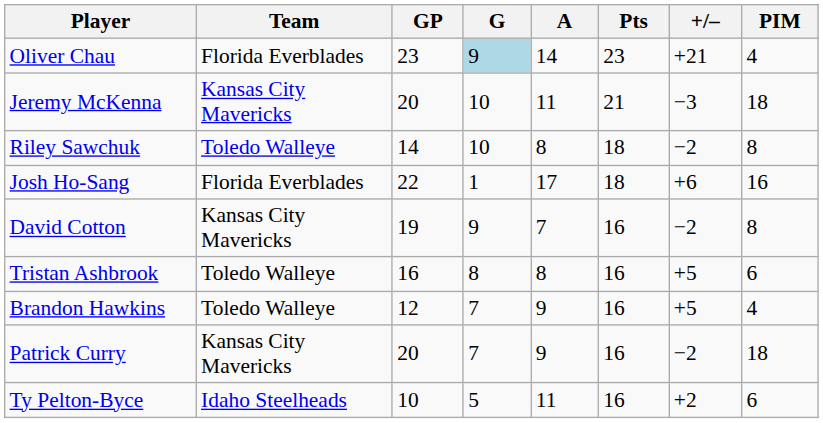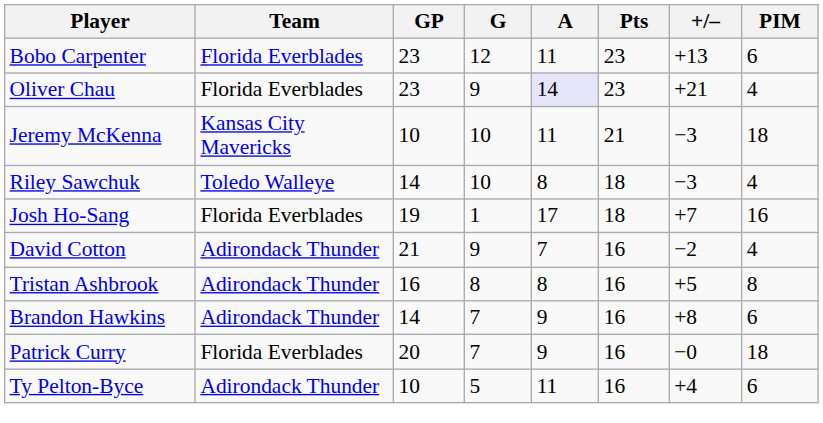+ row: (78, 55)
(474, 55) lightblue background -> (475, 89) no background
(547, 55) no background -> (547, 89) lavender background
(408, 101) 20 -> (409, 135) 10
(685, 147) −2 -> (686, 181) −3
(752, 147) 8 -> (752, 181) 4
(408, 181) 22 -> (409, 215) 19
(685, 181) +6 -> (686, 215) +7
(253, 227) Kansas City Mavericks -> (290, 249) Adirondack Thunder
(408, 227) 19 -> (409, 249) 21
(752, 227) 8 -> (752, 249) 4
(268, 273) Toledo Walleye -> (290, 283) Adirondack Thunder
(752, 273) 6 -> (752, 283) 8
(268, 307) Toledo Walleye -> (290, 317) Adirondack Thunder
(408, 307) 12 -> (409, 317) 14
(685, 307) +5 -> (686, 317) +8
(752, 307) 4 -> (752, 317) 6
(253, 353) Kansas City Mavericks -> (282, 351) Florida Everblades
(685, 353) −2 -> (686, 351) −0
(274, 399) Idaho Steelheads -> (290, 385) Adirondack Thunder
(685, 399) +2 -> (686, 385) +4
